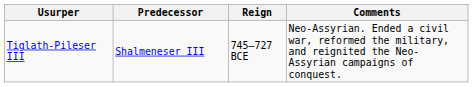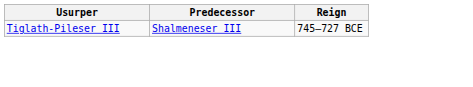- column: (377, 12)
